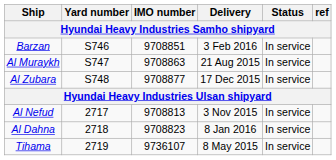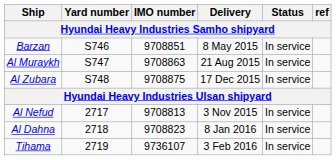(230, 46) 3 Feb 2016 -> (230, 46) 8 May 2015
(165, 79) 9708877 -> (165, 79) 9708875
(230, 146) 8 May 2015 -> (230, 146) 3 Feb 2016
